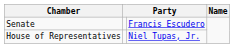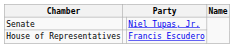(167, 24) Francis Escudero -> (164, 24) Niel Tupas, Jr.
(164, 37) Niel Tupas, Jr. -> (167, 37) Francis Escudero
